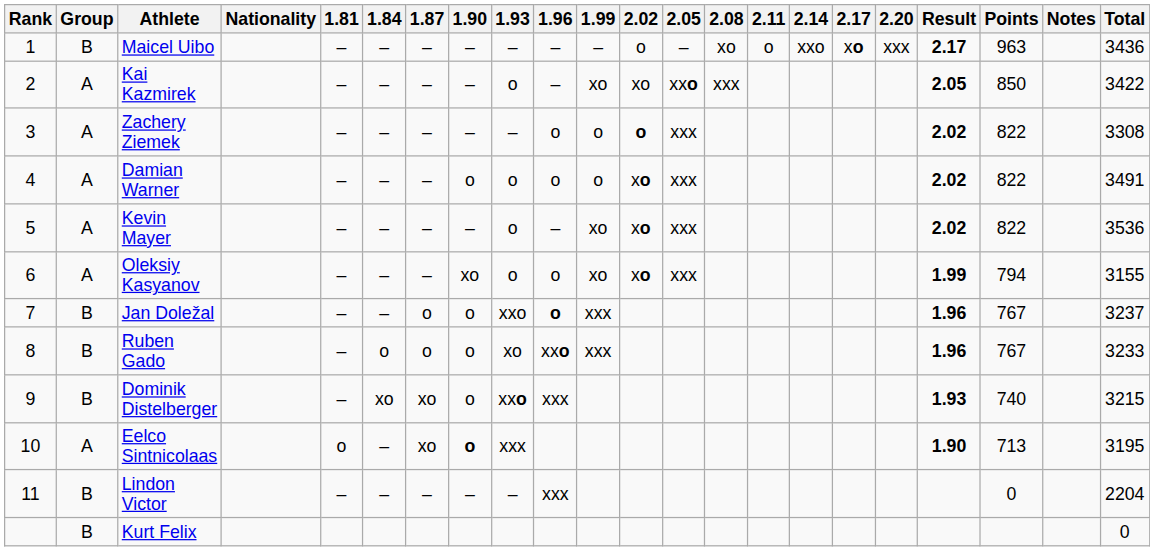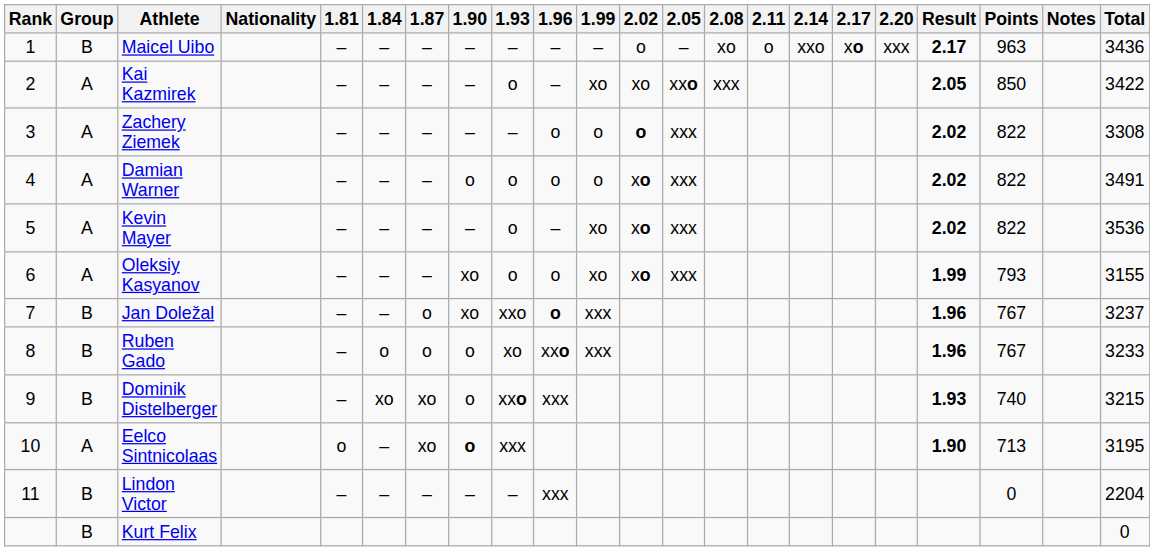(1011, 275) 794 -> (1011, 275) 793
(470, 313) o -> (470, 313) xo
